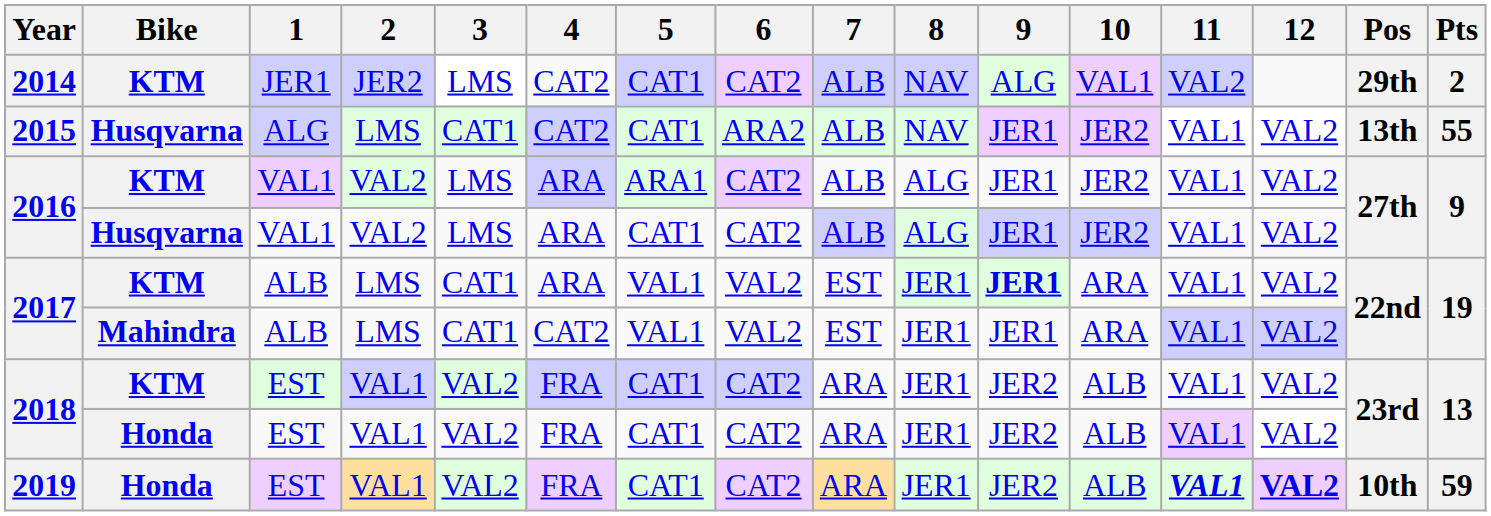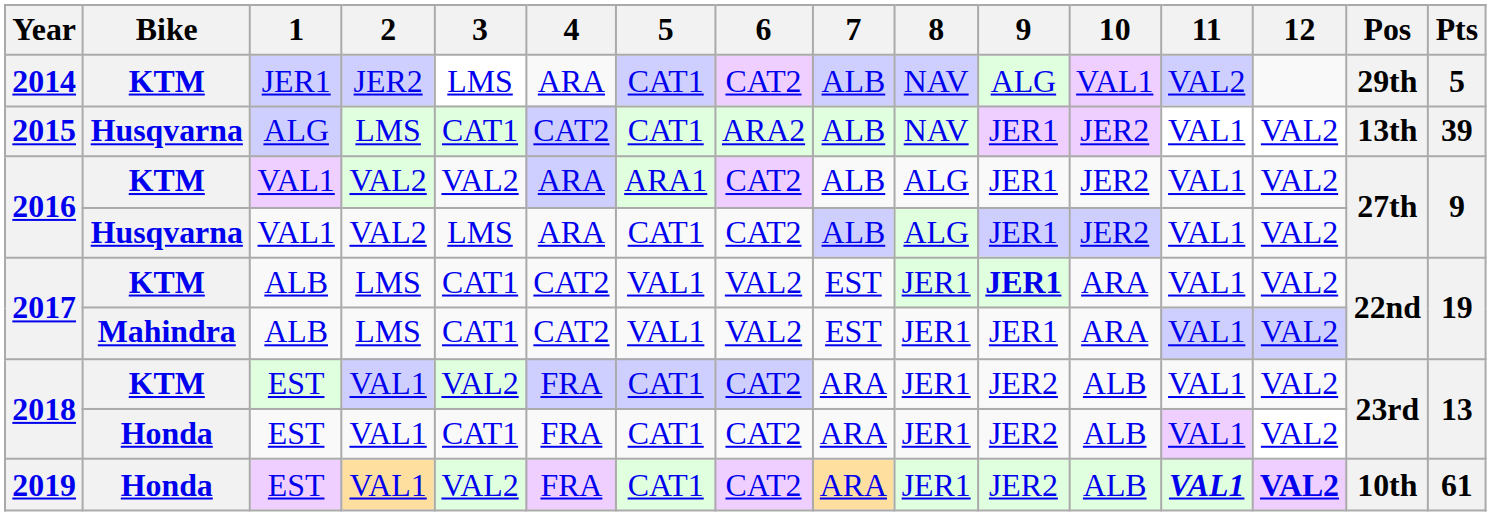(571, 80) CAT2 -> (571, 80) ARA
(1457, 80) 2 -> (1457, 80) 5
(1457, 130) 55 -> (1457, 130) 39
(480, 181) LMS -> (480, 181) VAL2
(571, 282) ARA -> (571, 282) CAT2
(480, 433) VAL2 -> (480, 433) CAT1
(1457, 484) 59 -> (1457, 484) 61
